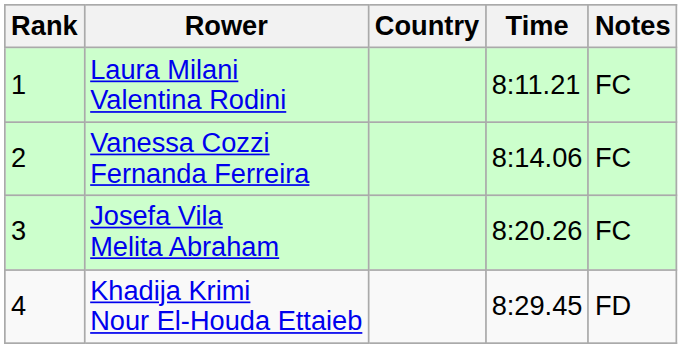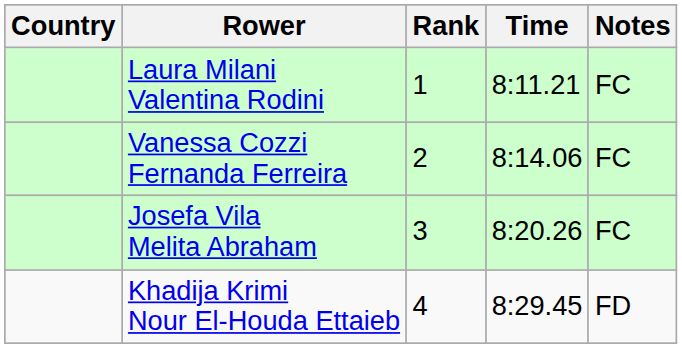columns swapped: (44, 26) <-> (427, 26)
